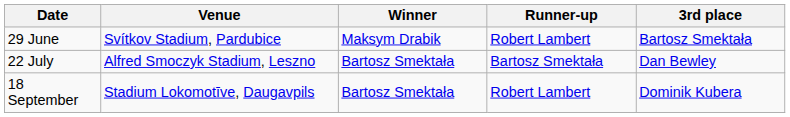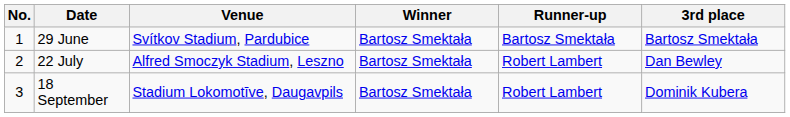+ column: (19, 15)
(391, 38) Maksym Drabik -> (415, 38) Bartosz Smektała
(540, 38) Robert Lambert -> (558, 38) Bartosz Smektała
(547, 61) Bartosz Smektała -> (552, 61) Robert Lambert
